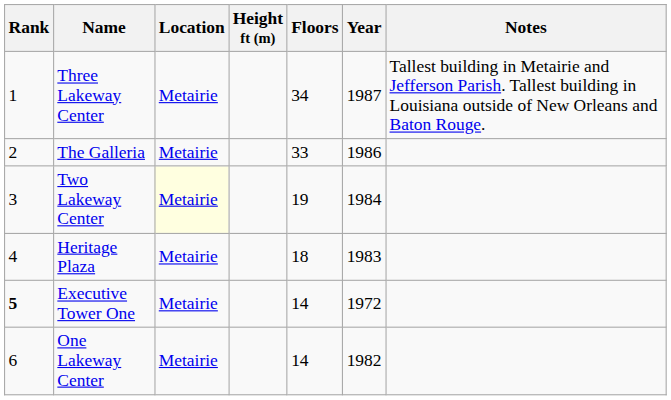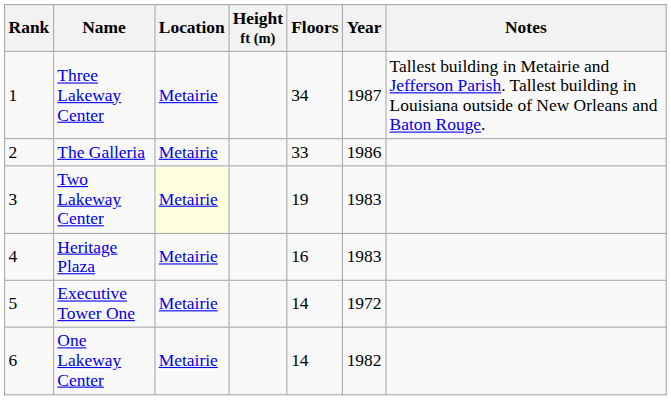(364, 199) 1984 -> (364, 199) 1983
(300, 256) 18 -> (300, 256) 16
(13, 303) bold -> (13, 303) normal
